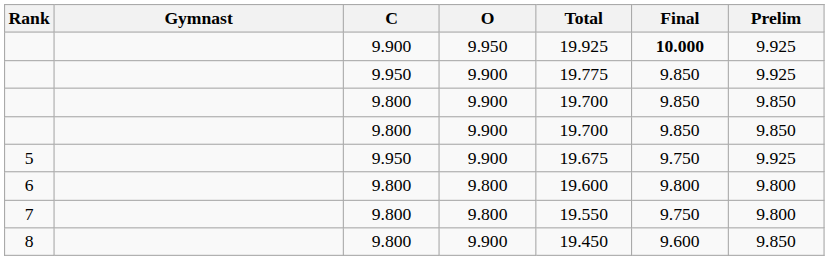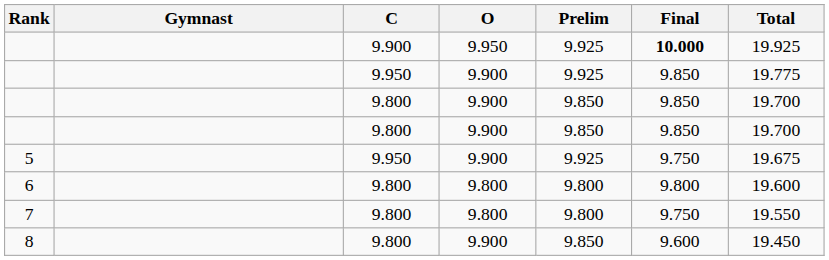columns swapped: (776, 18) <-> (584, 18)
